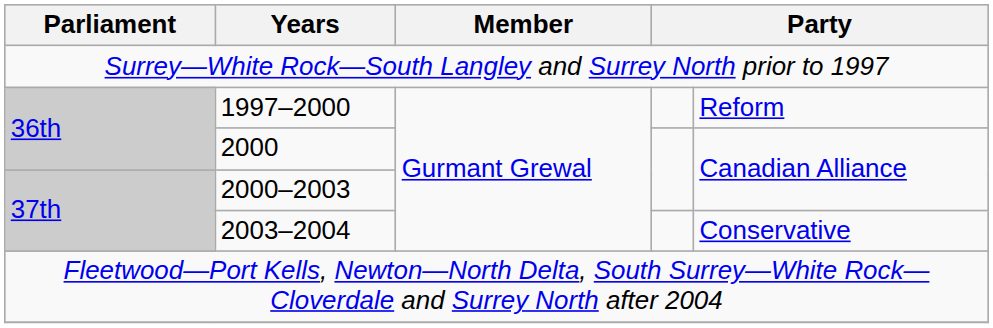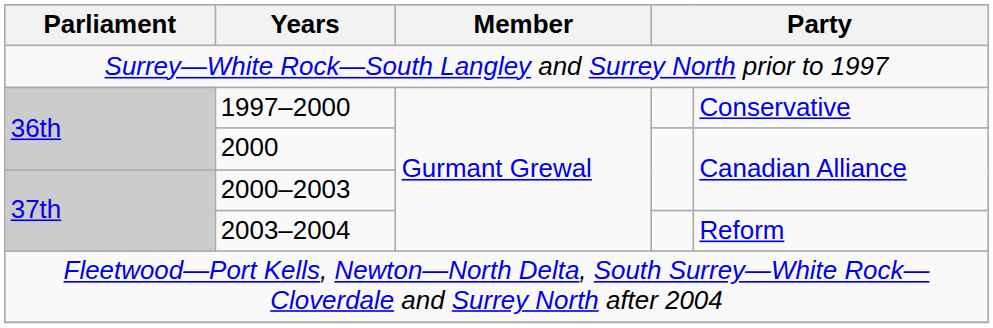(742, 107) Reform -> (775, 107) Conservative
(775, 230) Conservative -> (742, 230) Reform
